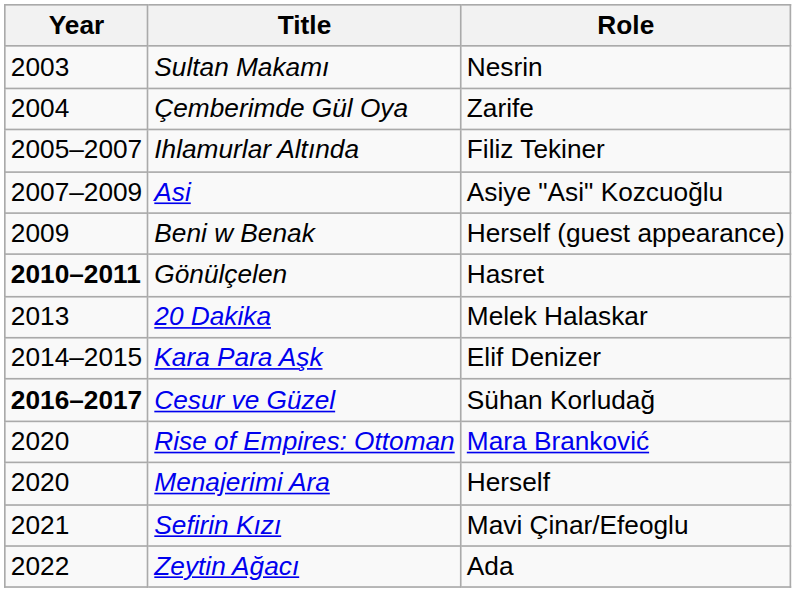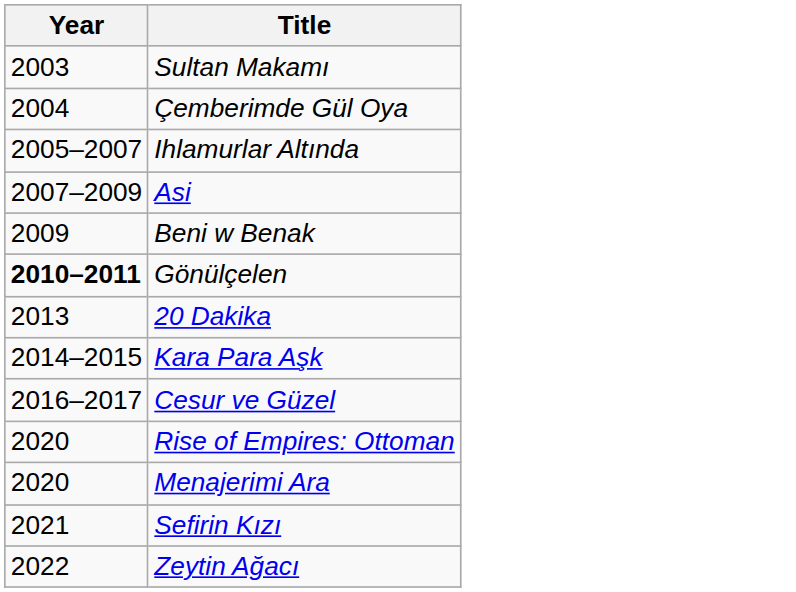- column: (626, 25)
(77, 399) bold -> (77, 399) normal
